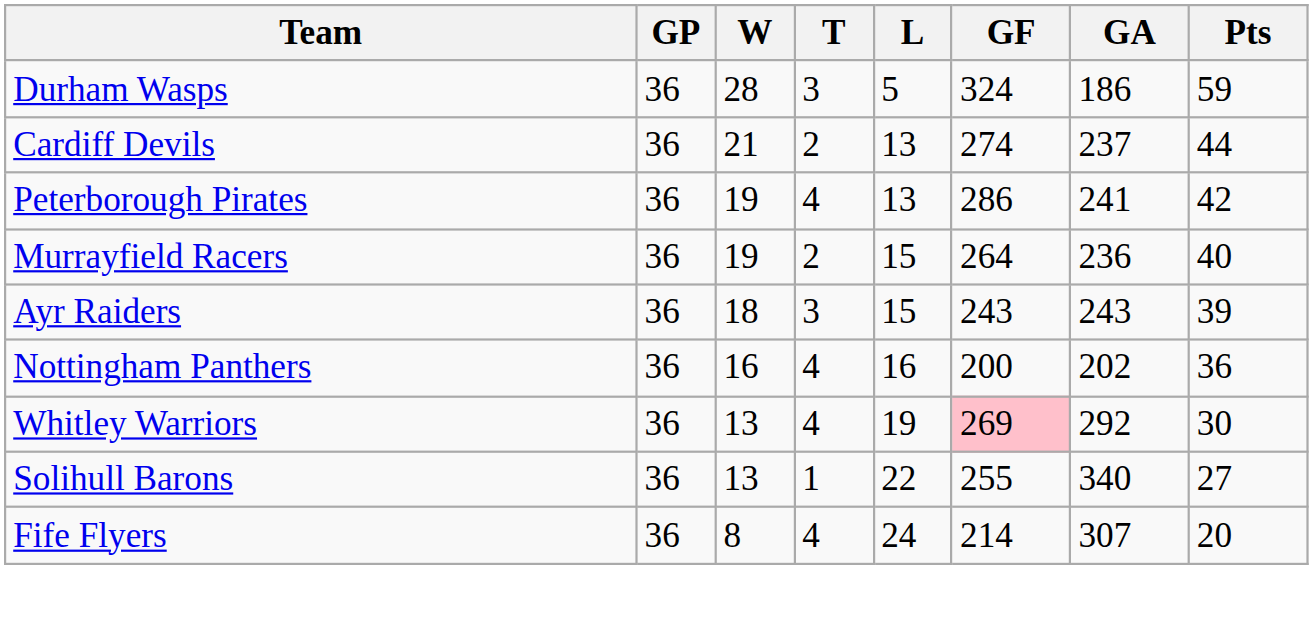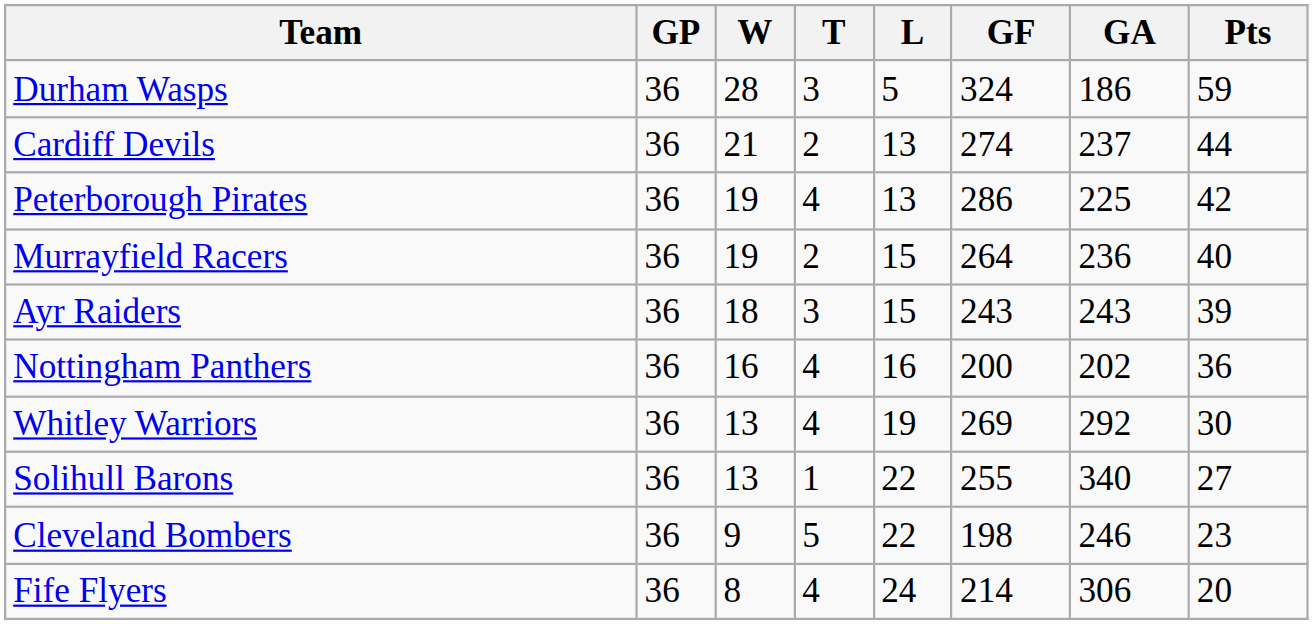(1105, 199) 241 -> (1105, 199) 225
(987, 423) pink background -> (987, 423) no background
+ row: (153, 534)
(1105, 534) 307 -> (1105, 590) 306
